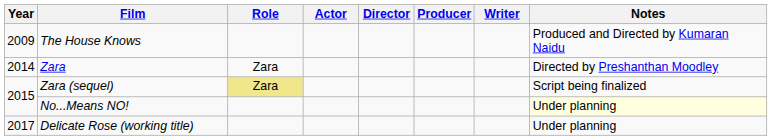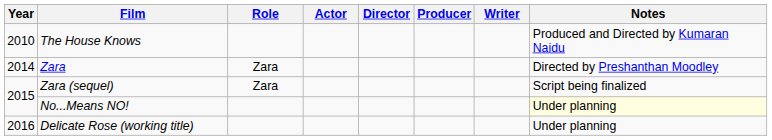(21, 40) 2009 -> (21, 40) 2010
(265, 86) khaki background -> (265, 86) no background
(21, 125) 2017 -> (21, 125) 2016
